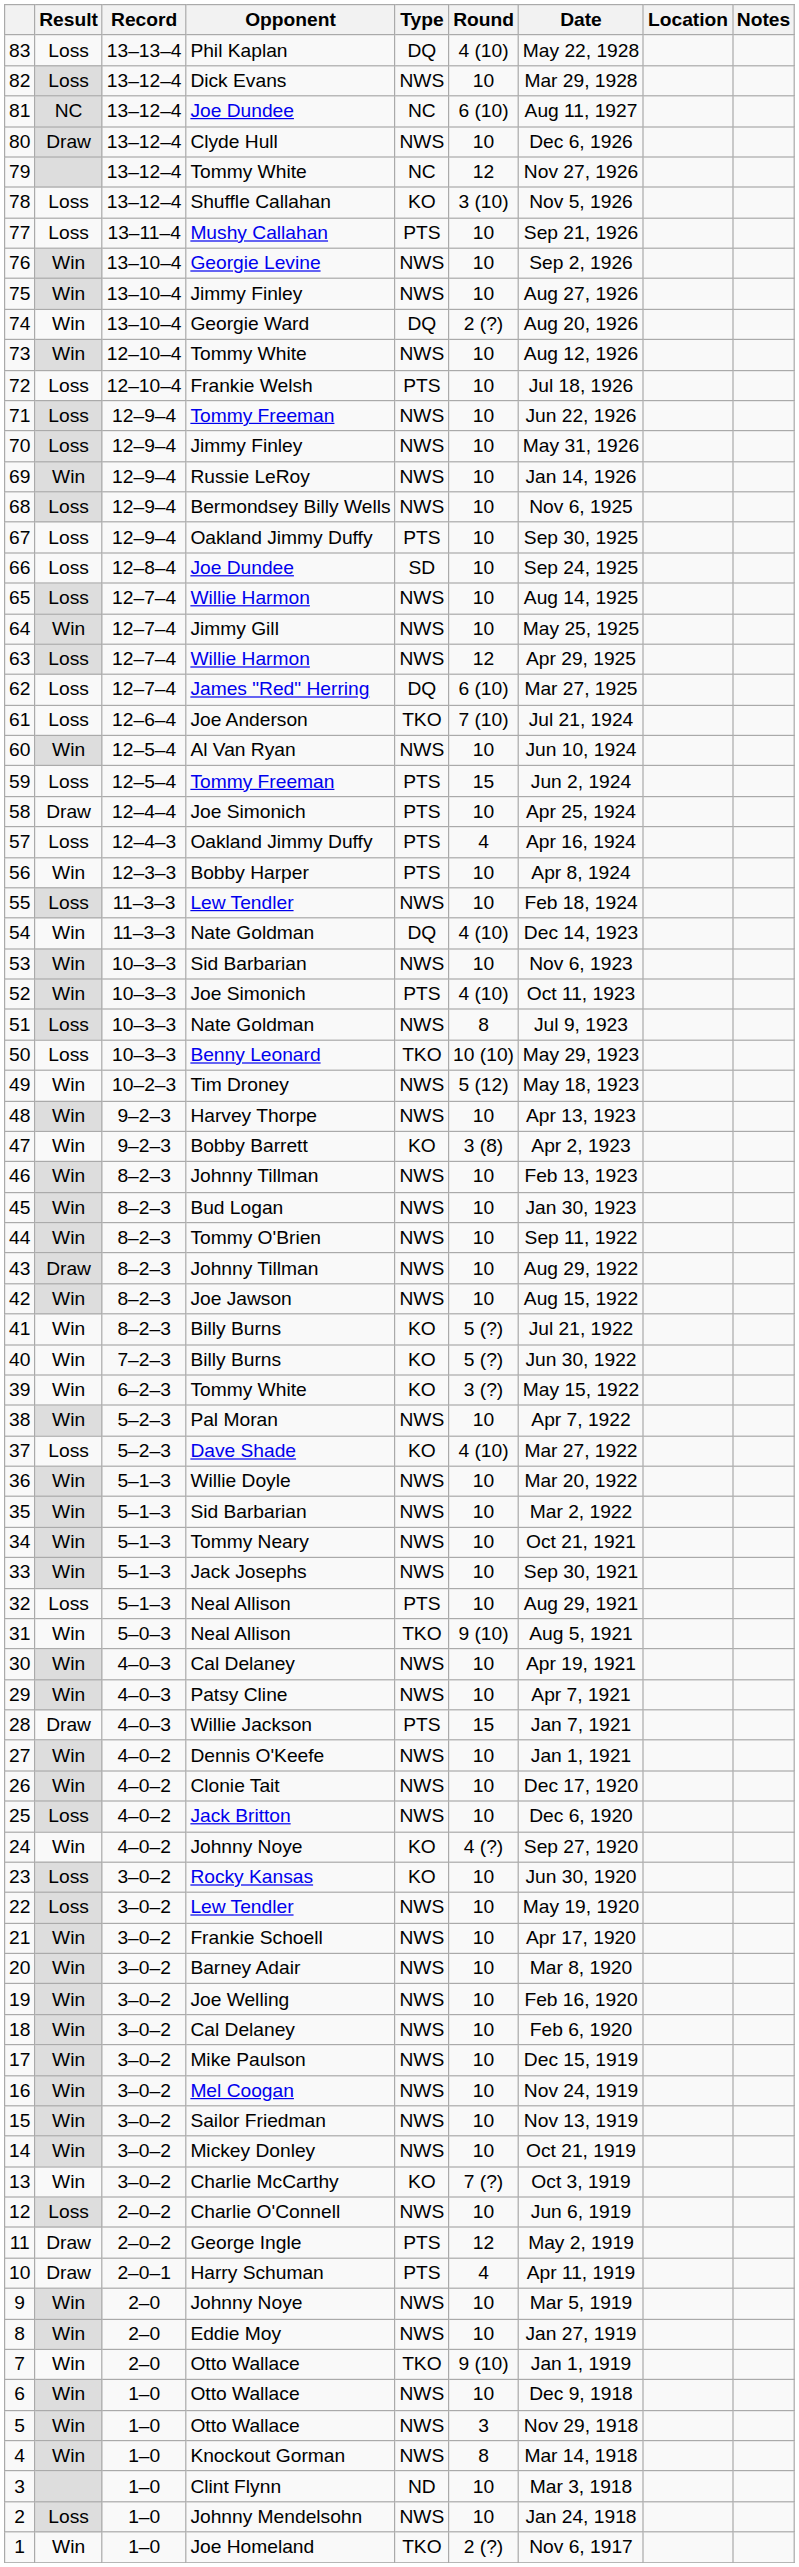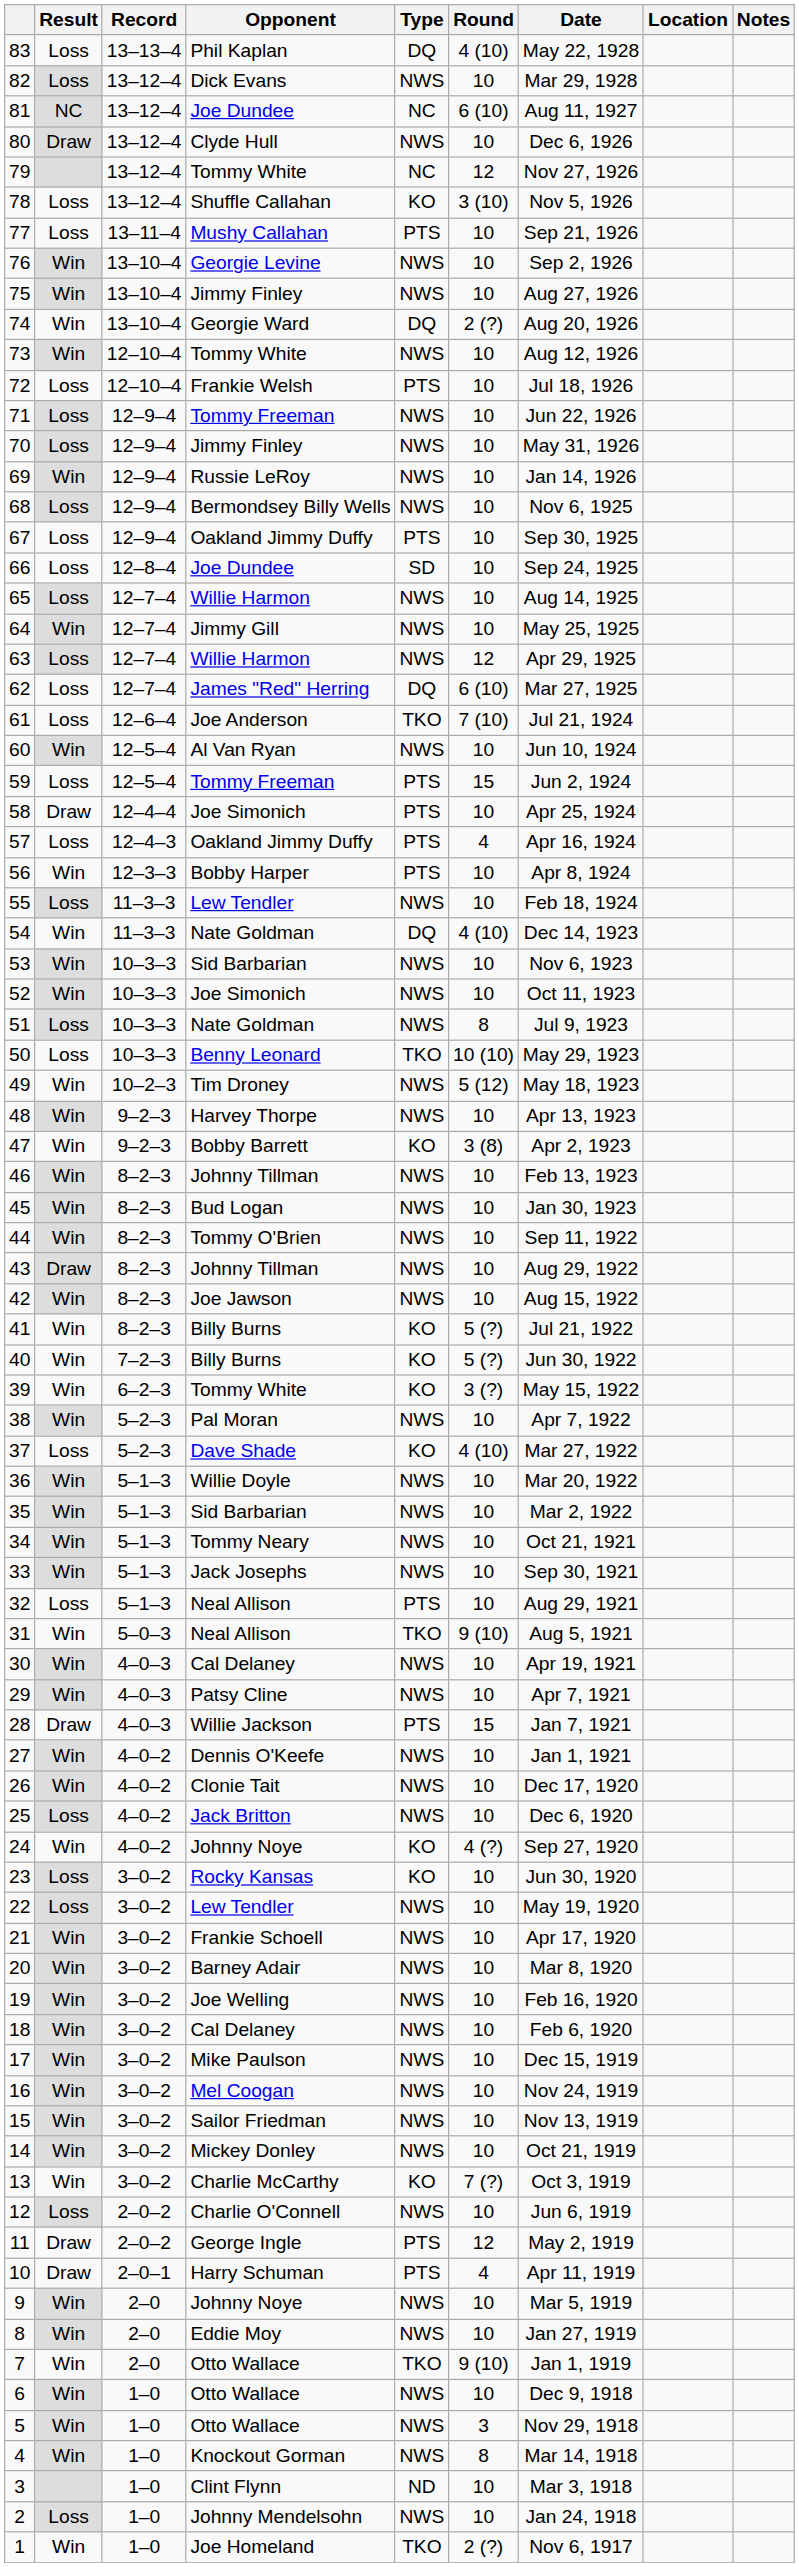(422, 994) PTS -> (422, 994) NWS
(484, 994) 4 (10) -> (484, 994) 10
